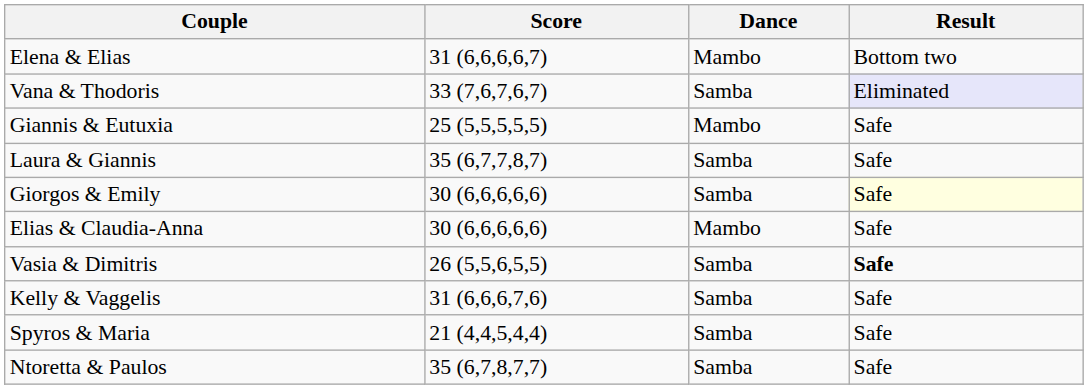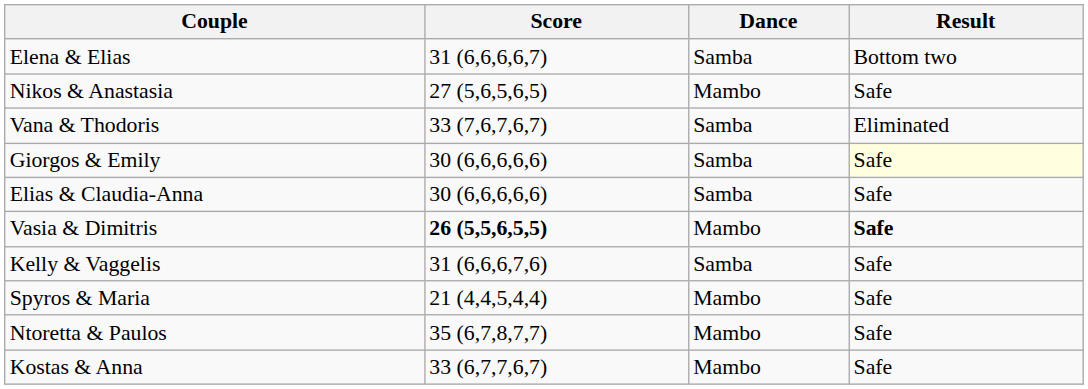(727, 56) Mambo -> (723, 56) Samba
+ row: (91, 90)
(901, 90) lavender background -> (901, 125) no background
- row: (91, 125)
- row: (83, 159)
(727, 228) Mambo -> (723, 194) Samba
(488, 263) normal -> (488, 228) bold
(723, 263) Samba -> (727, 228) Mambo
(723, 332) Samba -> (727, 297) Mambo
(723, 366) Samba -> (727, 332) Mambo
+ row: (76, 366)
